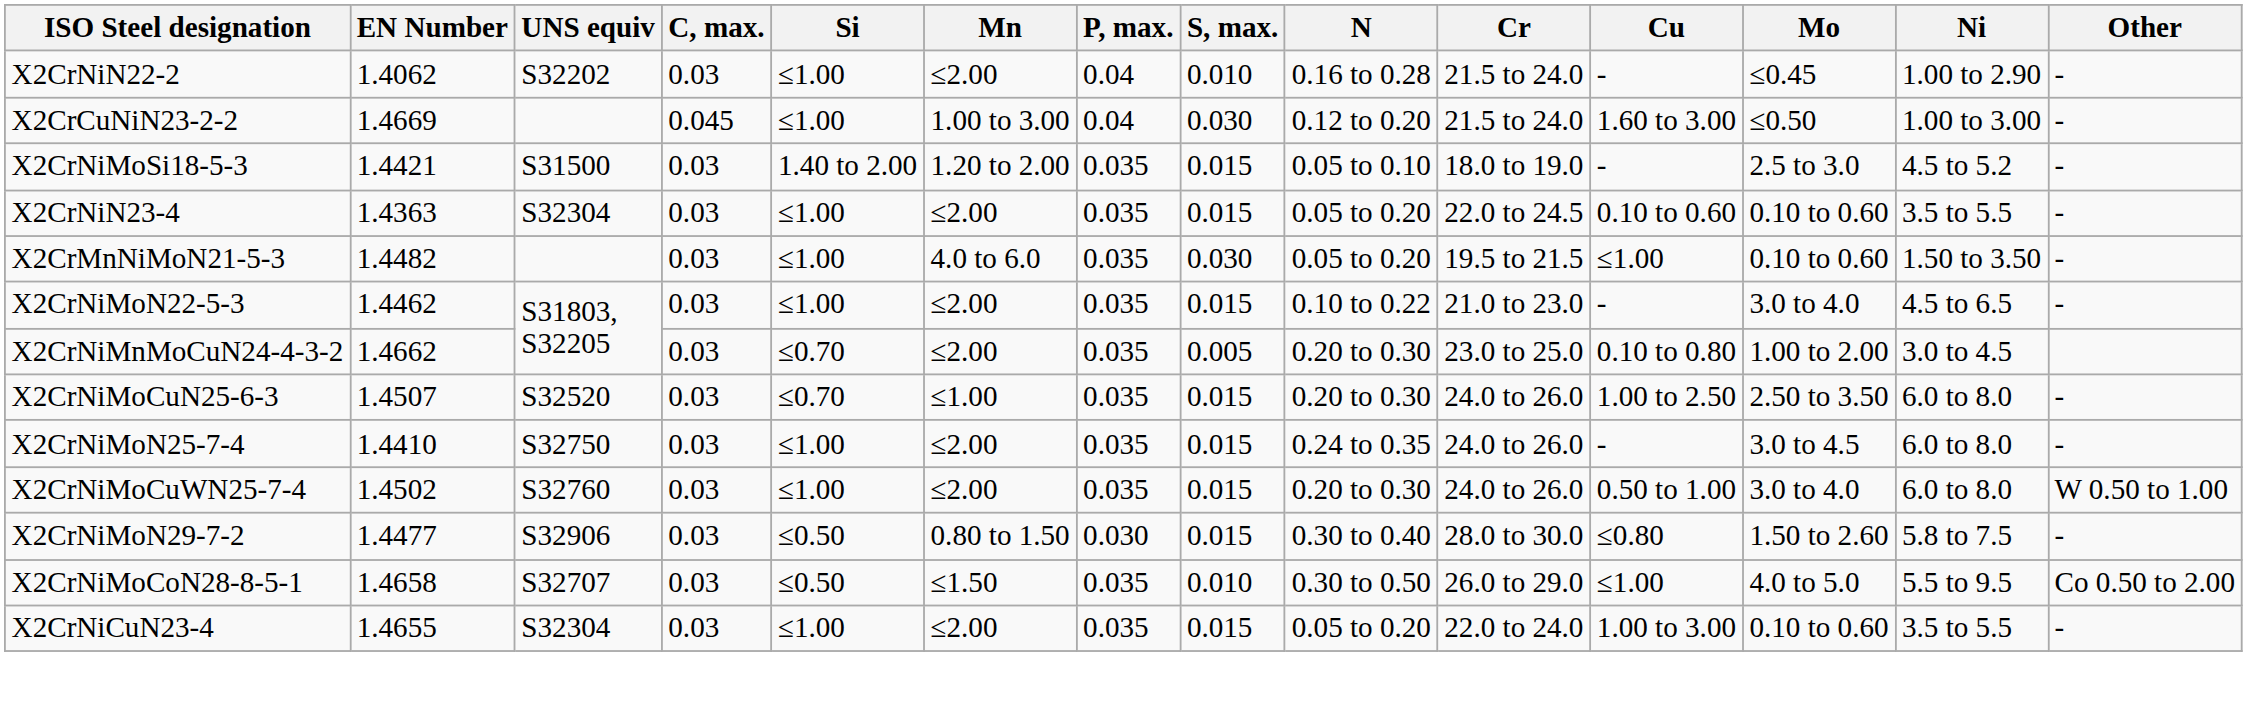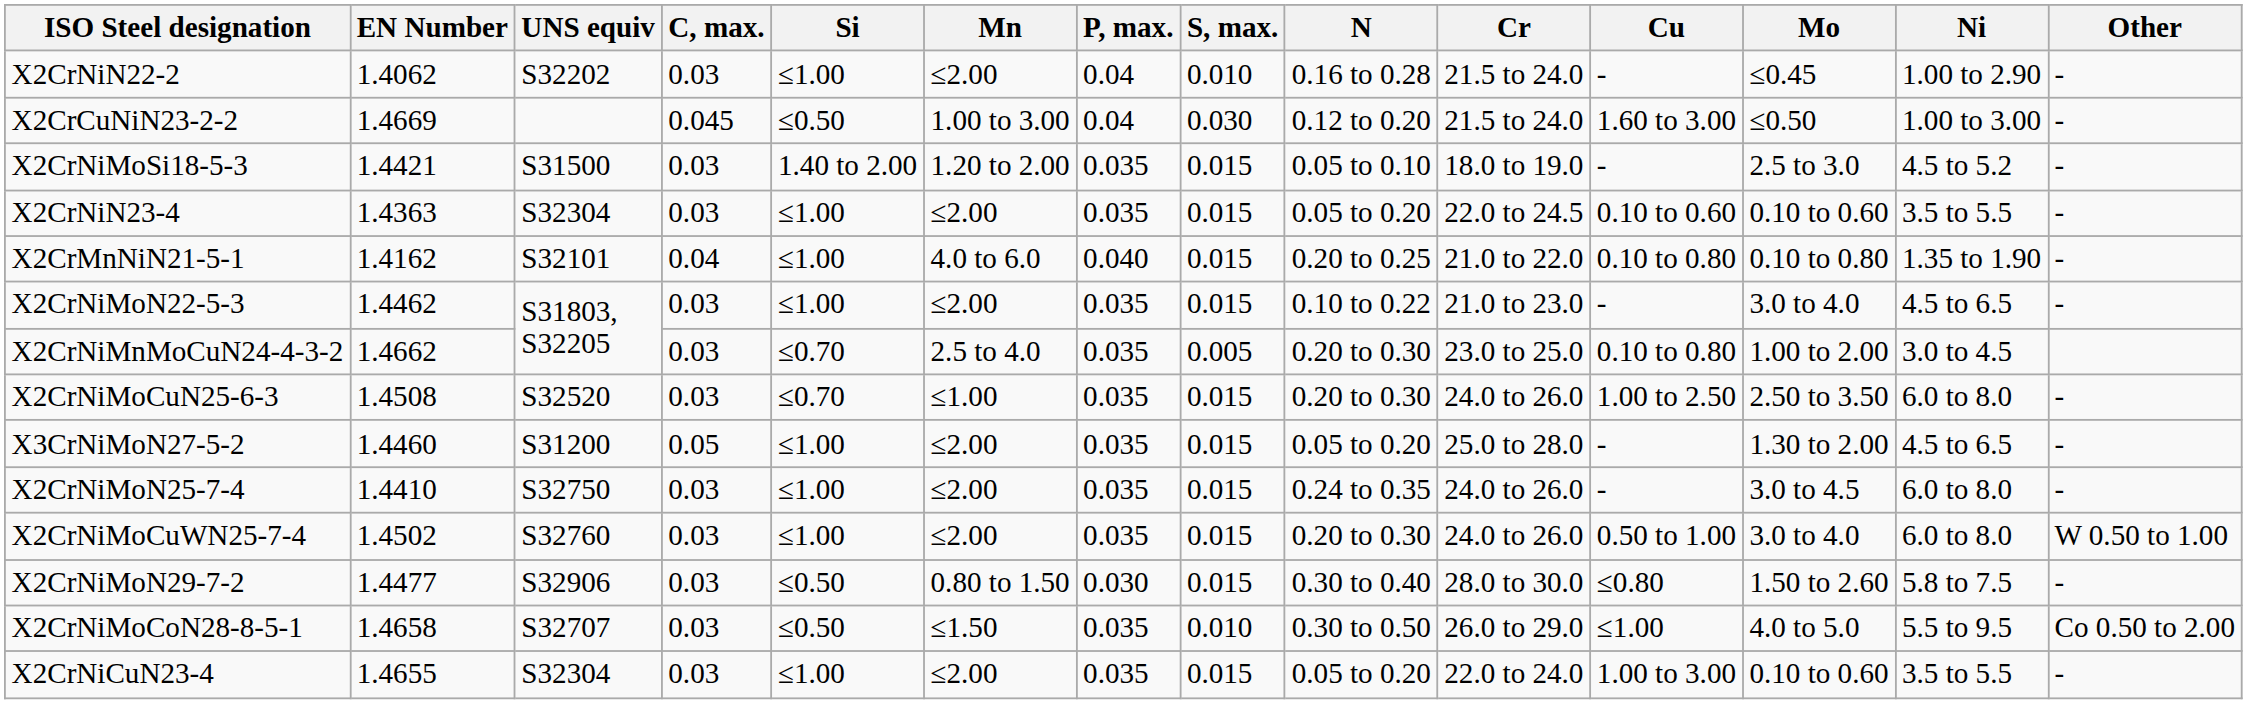(811, 119) ≤1.00 -> (811, 119) ≤0.50
+ row: (128, 258)
- row: (148, 258)
(964, 350) ≤2.00 -> (986, 350) 2.5 to 4.0
(397, 397) 1.4507 -> (397, 397) 1.4508
+ row: (128, 443)
